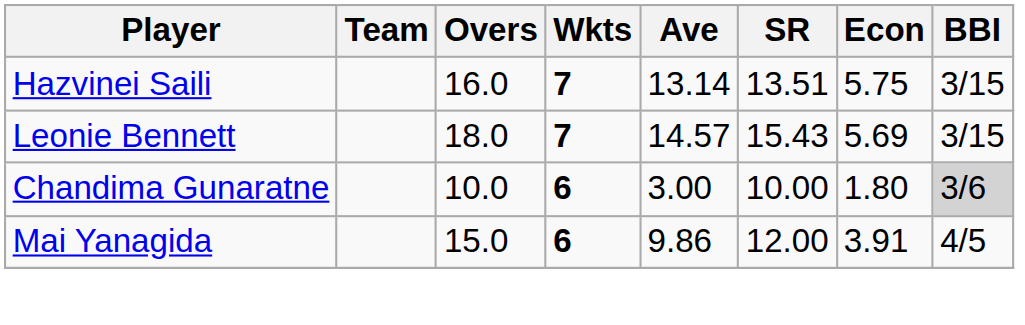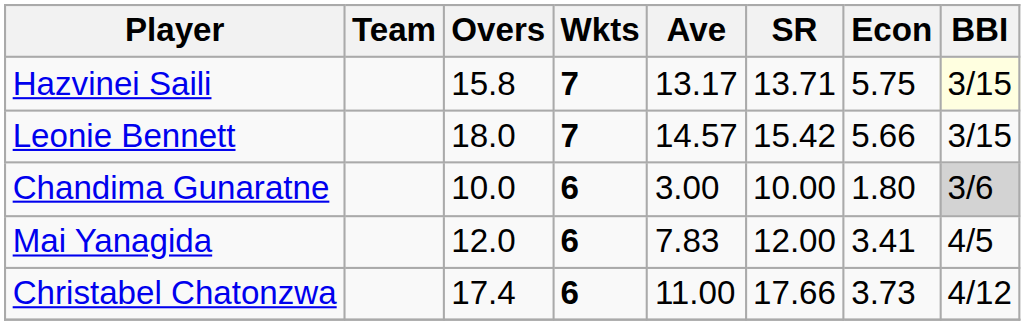(476, 83) 16.0 -> (484, 83) 15.8
(689, 83) 13.14 -> (696, 83) 13.17
(787, 83) 13.51 -> (794, 83) 13.71
(972, 83) no background -> (980, 83) lightyellow background
(787, 135) 15.43 -> (794, 135) 15.42
(876, 135) 5.69 -> (883, 135) 5.66
(476, 240) 15.0 -> (484, 240) 12.0
(680, 240) 9.86 -> (687, 240) 7.83
(876, 240) 3.91 -> (883, 240) 3.41
+ row: (175, 293)
